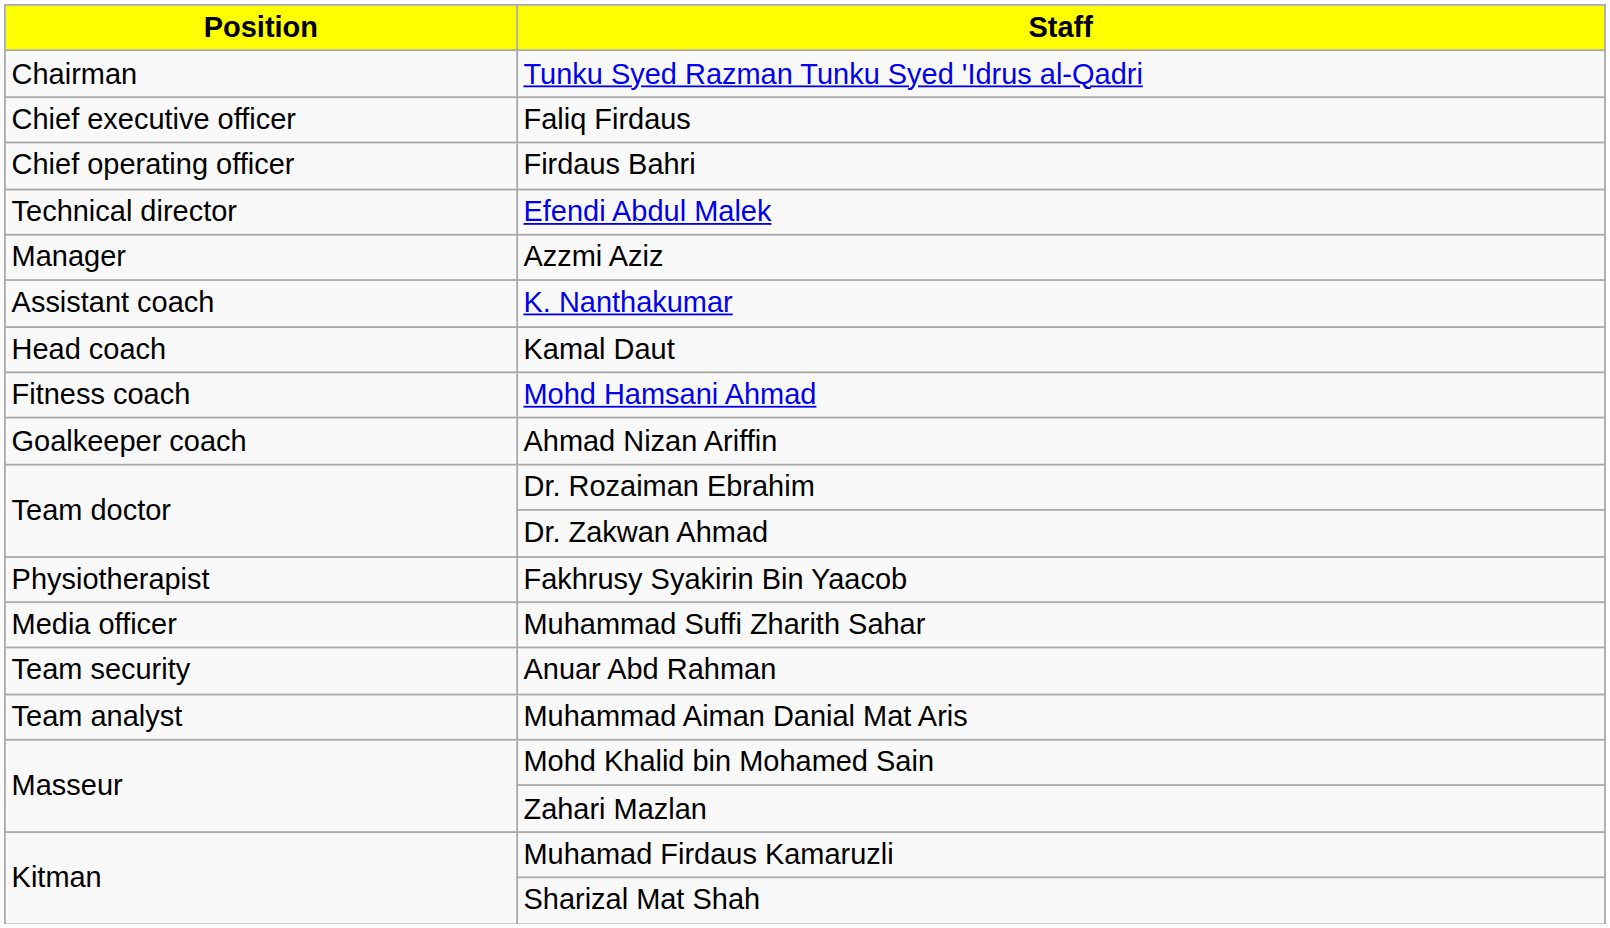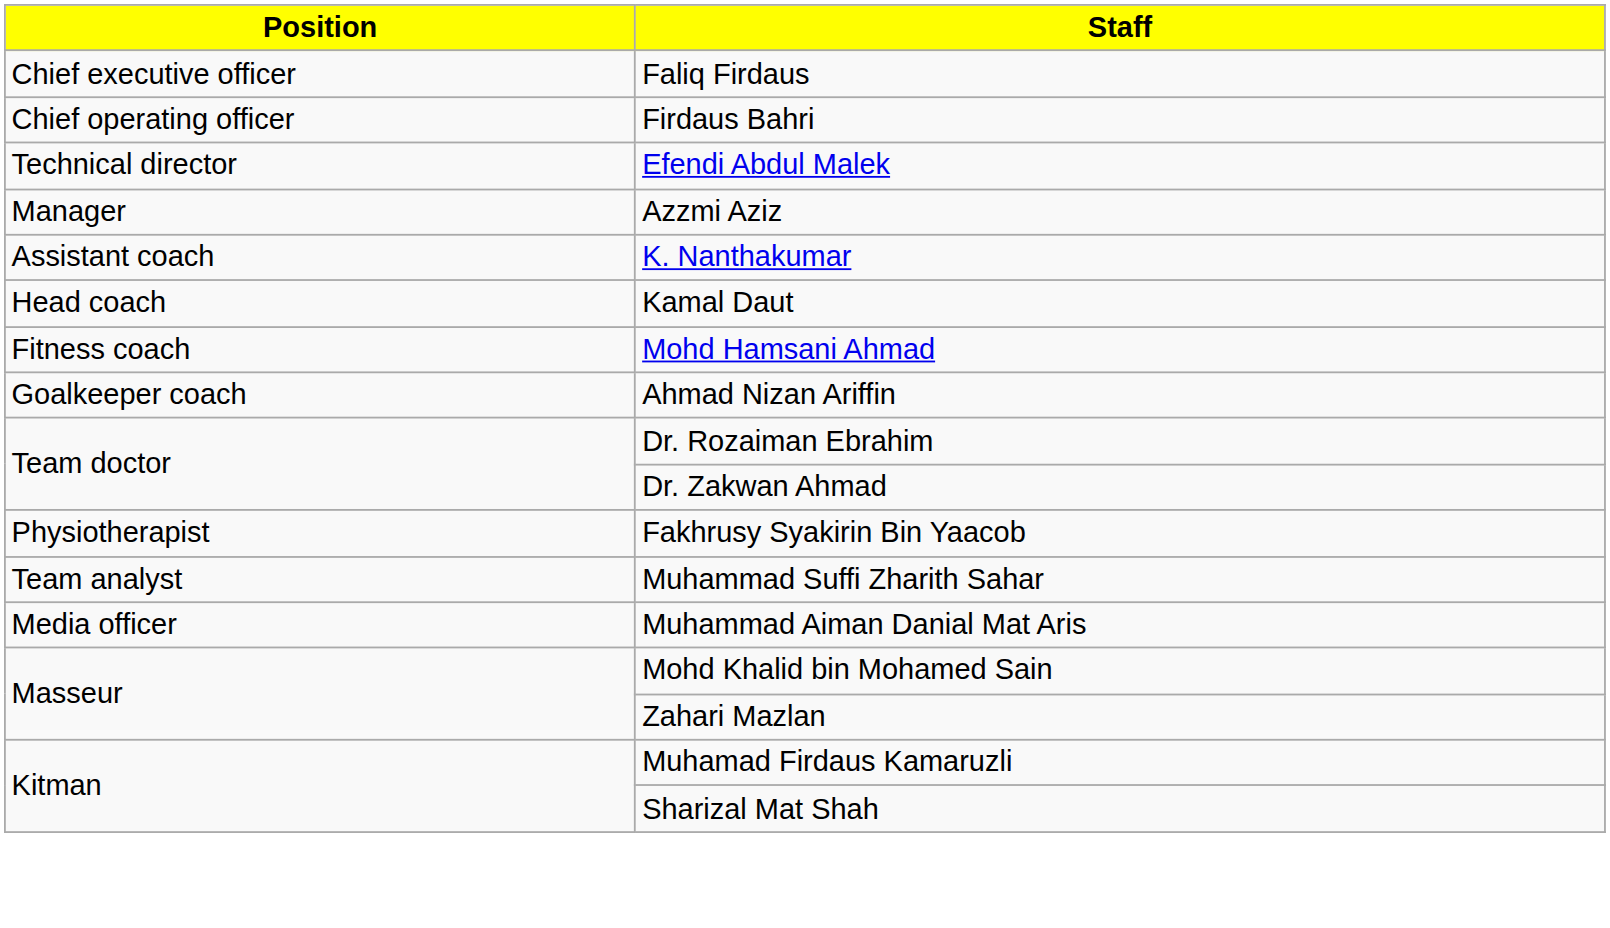- row: (833, 73)
(94, 624) Media officer -> (97, 578) Team analyst
- row: (650, 670)
(97, 716) Team analyst -> (94, 624) Media officer
